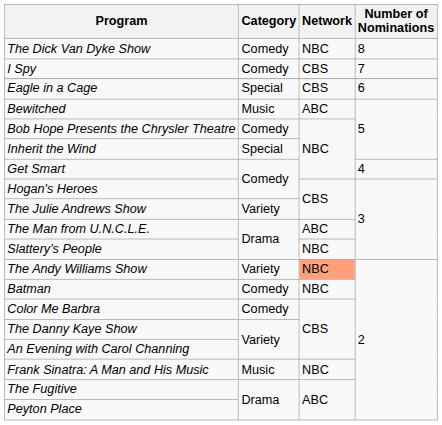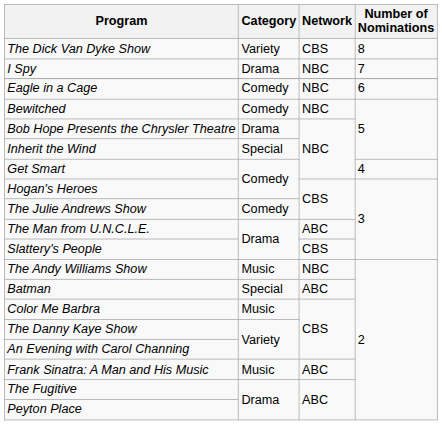(265, 48) Comedy -> (261, 48) Variety
(315, 48) NBC -> (315, 48) CBS
(265, 68) Comedy -> (260, 68) Drama
(315, 68) CBS -> (315, 68) NBC
(262, 88) Special -> (265, 88) Comedy
(315, 88) CBS -> (315, 88) NBC
(258, 108) Music -> (265, 108) Comedy
(315, 108) ABC -> (315, 108) NBC
(265, 128) Comedy -> (260, 128) Drama
(261, 209) Variety -> (265, 209) Comedy
(315, 249) NBC -> (315, 249) CBS
(261, 269) Variety -> (258, 269) Music
(315, 269) lightsalmon background -> (315, 269) no background
(265, 289) Comedy -> (262, 289) Special
(315, 289) NBC -> (315, 289) ABC
(265, 309) Comedy -> (258, 309) Music
(315, 369) NBC -> (315, 369) ABC
